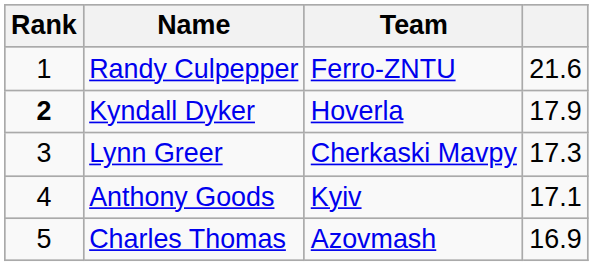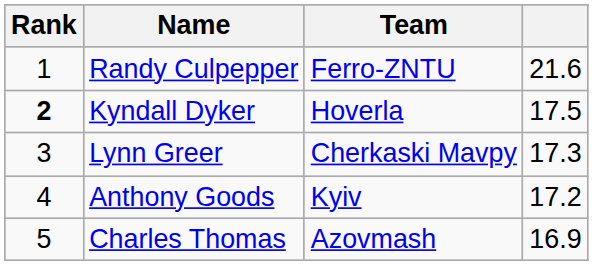(555, 111) 17.9 -> (555, 111) 17.5
(555, 196) 17.1 -> (555, 196) 17.2
